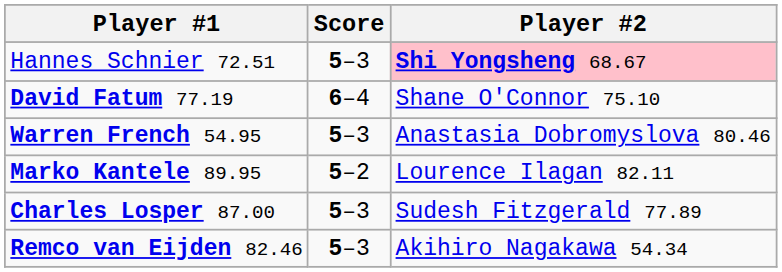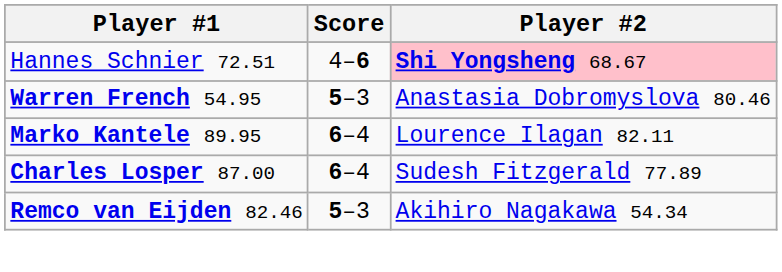(349, 61) 5–3 -> (349, 61) 4–6
- row: (122, 99)
(349, 174) 5–2 -> (349, 136) 6–4
(349, 211) 5–3 -> (349, 174) 6–4
